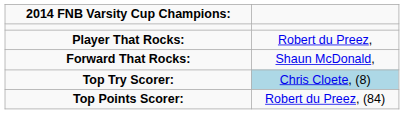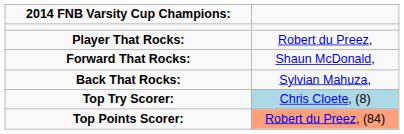+ row: (128, 79)
(325, 99) no background -> (325, 119) lightsalmon background
